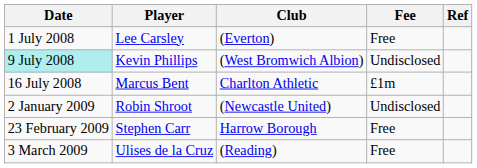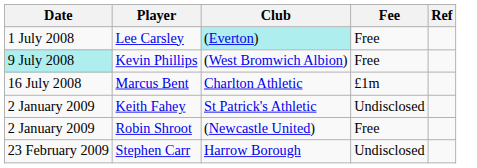(247, 38) no background -> (231, 38) paleturquoise background
(405, 60) Undisclosed -> (367, 60) Free
+ row: (151, 106)
(405, 106) Undisclosed -> (367, 128) Free
(383, 128) Free -> (389, 151) Undisclosed
- row: (164, 151)
